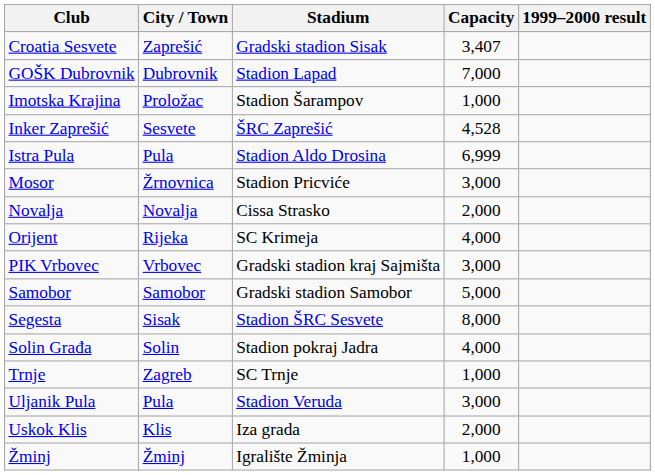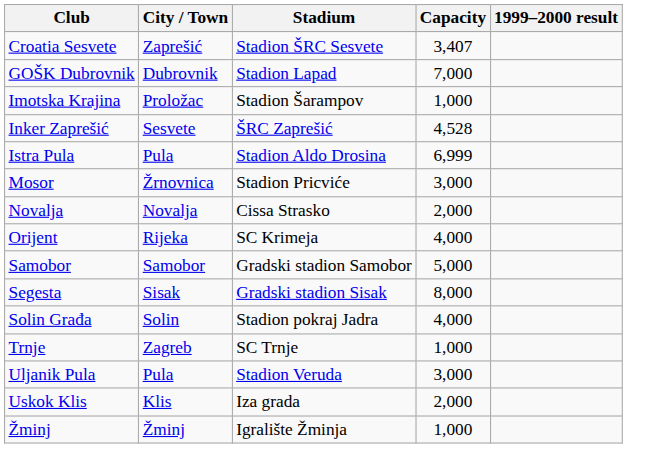(312, 45) Gradski stadion Sisak -> (310, 45) Stadion ŠRC Sesvete
- row: (54, 264)
(310, 319) Stadion ŠRC Sesvete -> (312, 292) Gradski stadion Sisak
